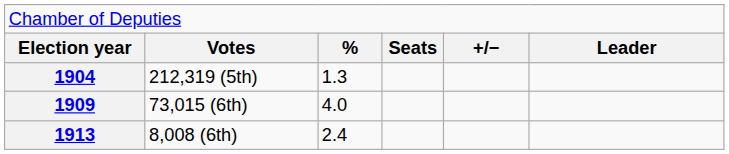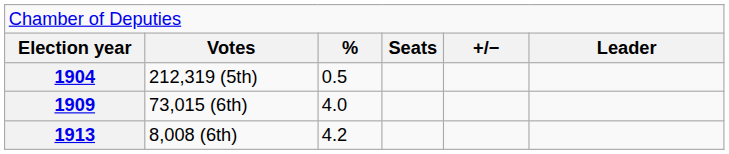(335, 76) 1.3 -> (335, 76) 0.5
(335, 134) 2.4 -> (335, 134) 4.2
